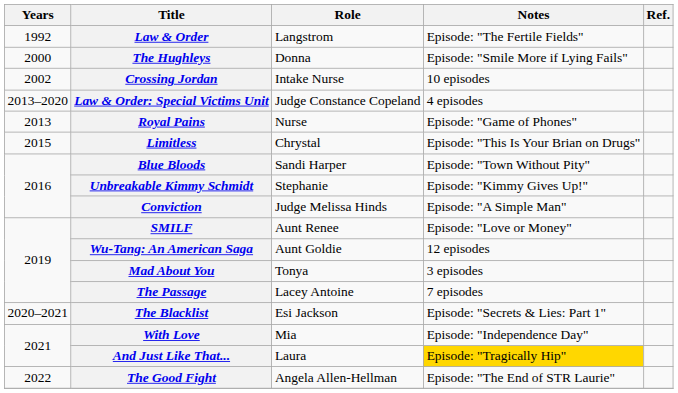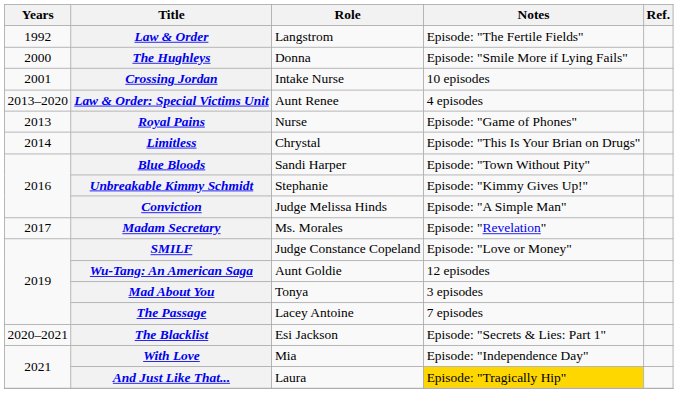(38, 79) 2002 -> (38, 79) 2001
(348, 100) Judge Constance Copeland -> (307, 100) Aunt Renee
(38, 143) 2015 -> (38, 143) 2014
+ row: (171, 228)
(307, 228) Aunt Renee -> (348, 249) Judge Constance Copeland
- row: (171, 377)
